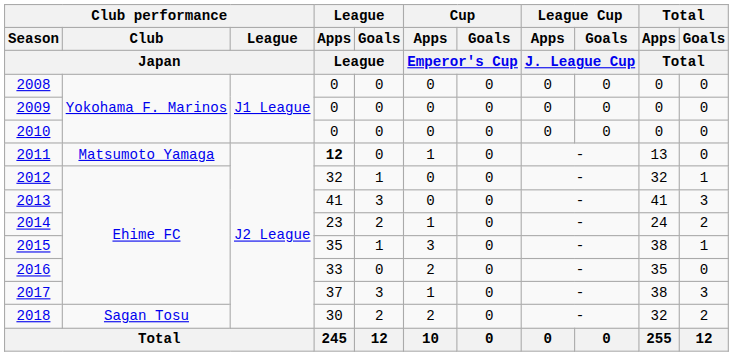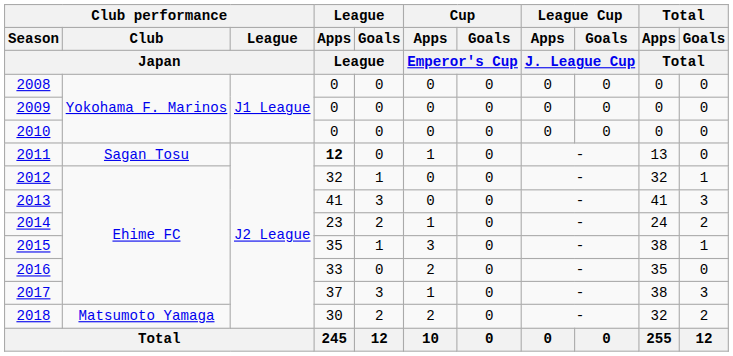(146, 155) Matsumoto Yamaga -> (146, 155) Sagan Tosu
(146, 316) Sagan Tosu -> (146, 316) Matsumoto Yamaga
